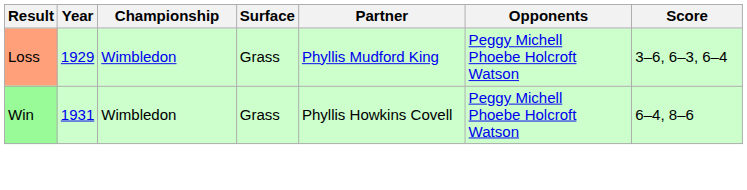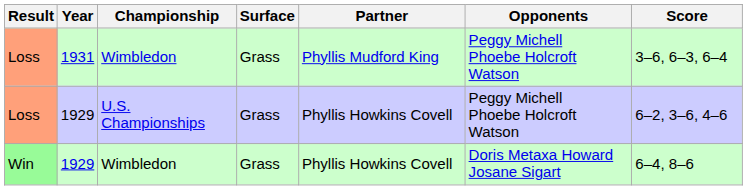(78, 57) 1929 -> (78, 57) 1931
+ row: (24, 114)
(78, 114) 1931 -> (78, 164) 1929
(523, 114) Peggy Michell Phoebe Holcroft Watson -> (541, 164) Doris Metaxa Howard Josane Sigart
